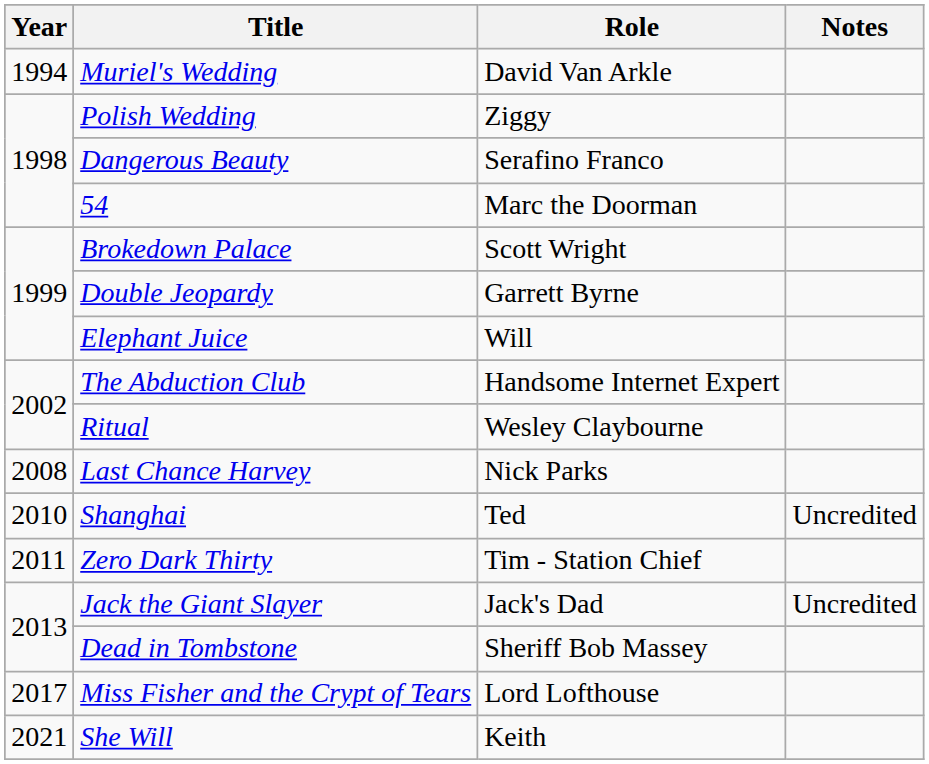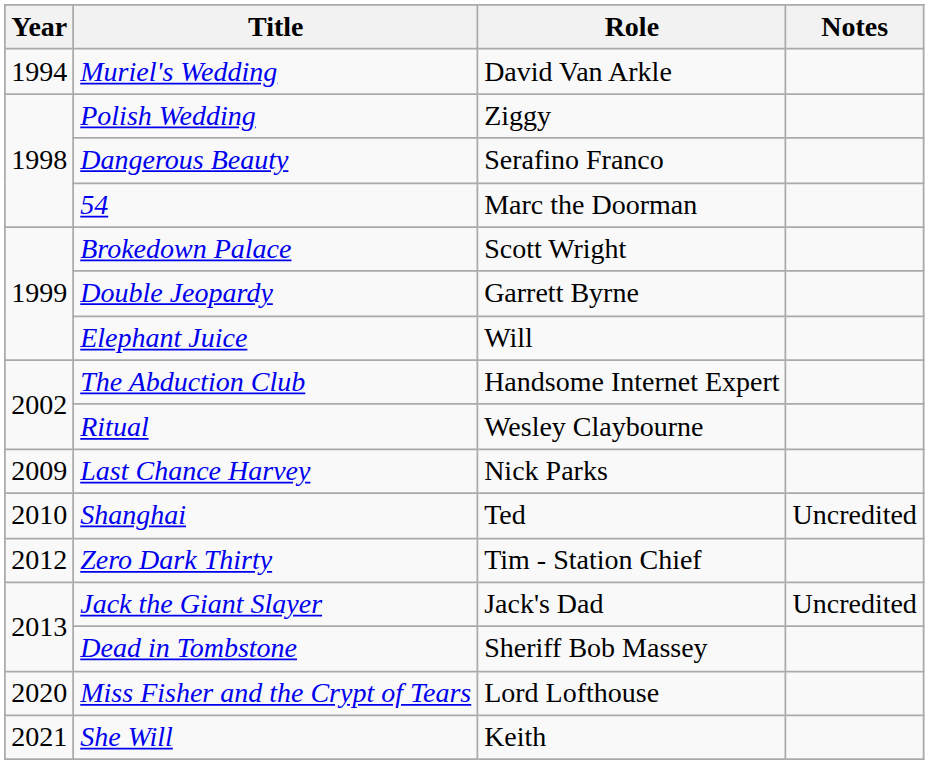(39, 470) 2008 -> (39, 470) 2009
(39, 559) 2011 -> (39, 559) 2012
(39, 692) 2017 -> (39, 692) 2020
